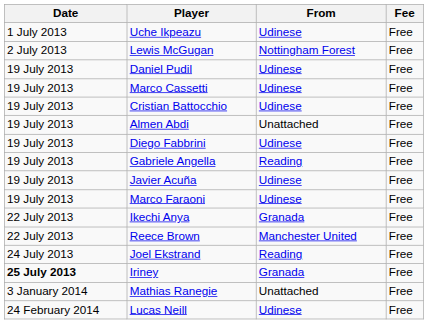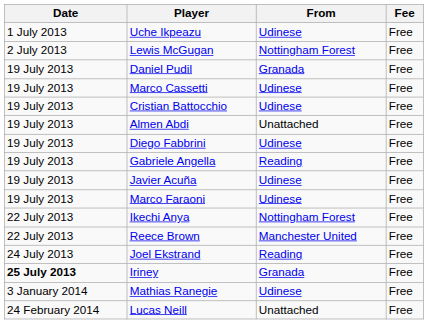(280, 69) Udinese -> (282, 69) Granada
(282, 217) Granada -> (307, 217) Nottingham Forest
(289, 291) Unattached -> (280, 291) Udinese
(280, 310) Udinese -> (289, 310) Unattached
